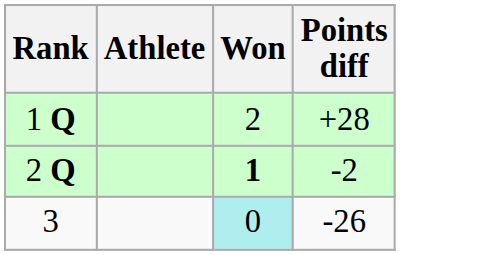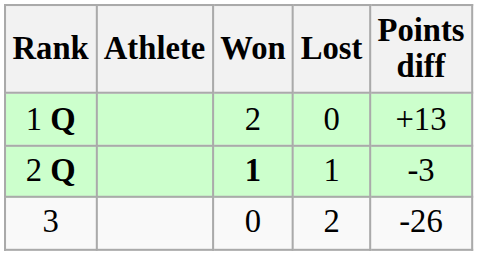+ column: (332, 48)
(344, 118) +28 -> (421, 118) +13
(344, 170) -2 -> (421, 170) -3
(253, 222) paleturquoise background -> (253, 222) no background
